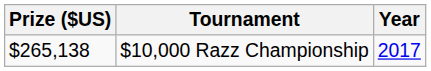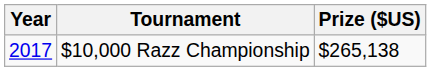columns swapped: (399, 19) <-> (60, 19)
